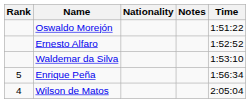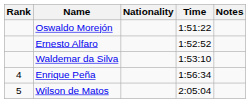columns swapped: (227, 12) <-> (192, 12)
(19, 75) 5 -> (19, 75) 4
(19, 91) 4 -> (19, 91) 5
